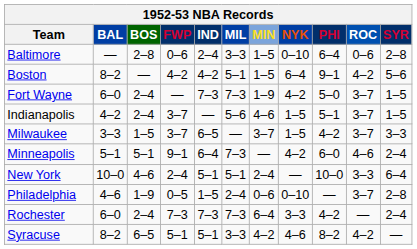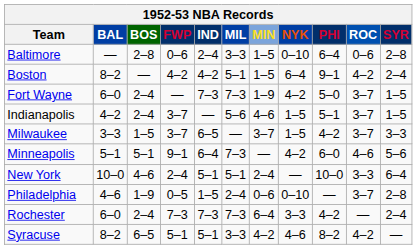(396, 75) 5–6 -> (396, 75) 2–4
(396, 154) 2–4 -> (396, 154) 5–6
